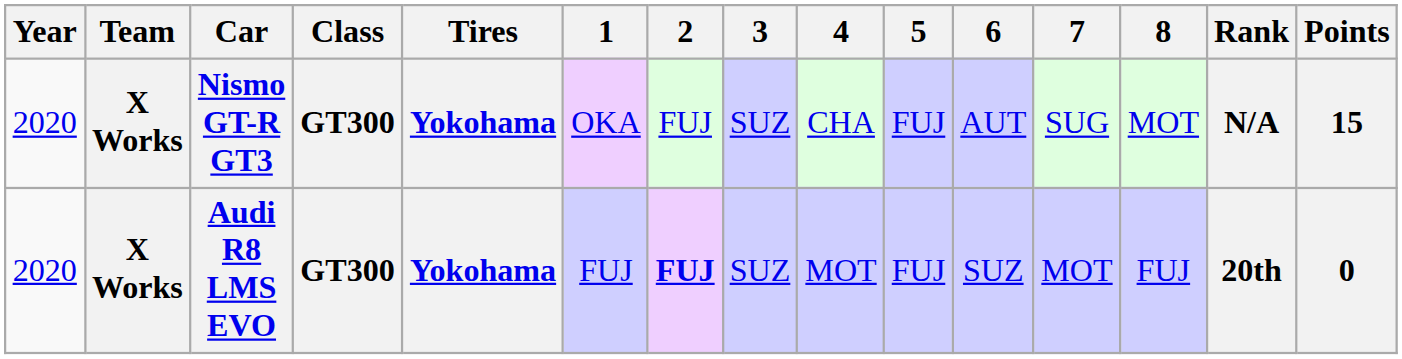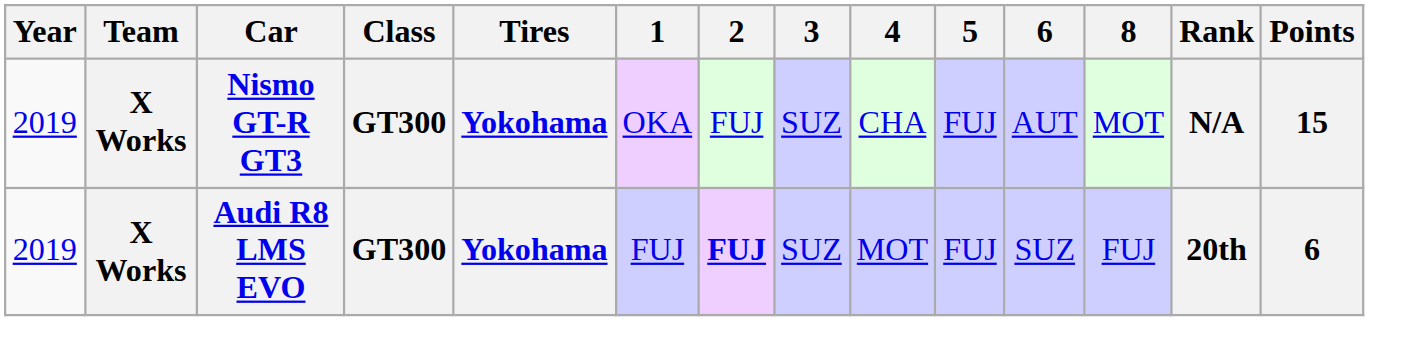- column: (1077, 31)
(45, 122) 2020 -> (45, 122) 2019
(45, 269) 2020 -> (45, 251) 2019
(1347, 269) 0 -> (1312, 251) 6
